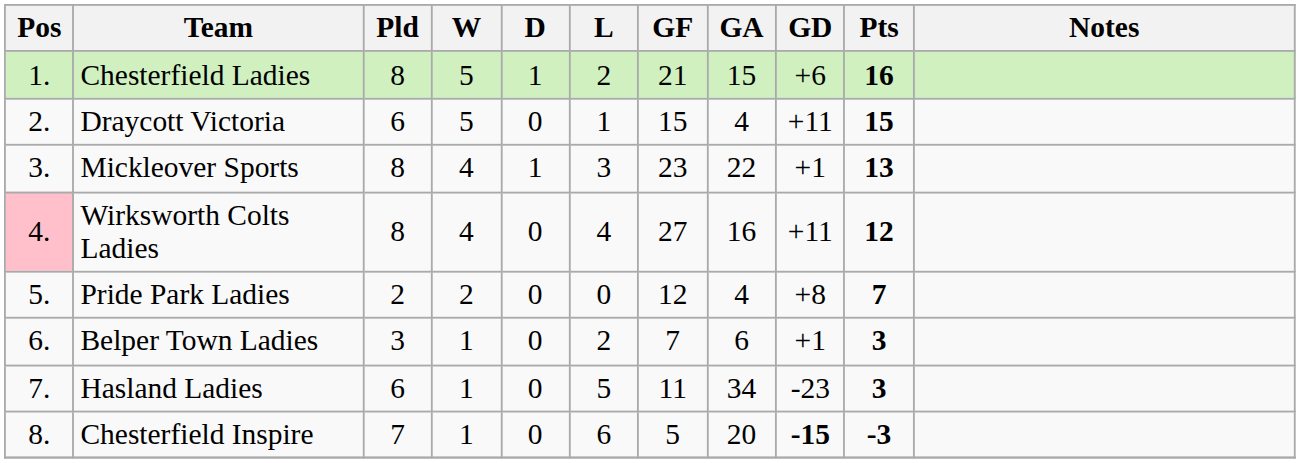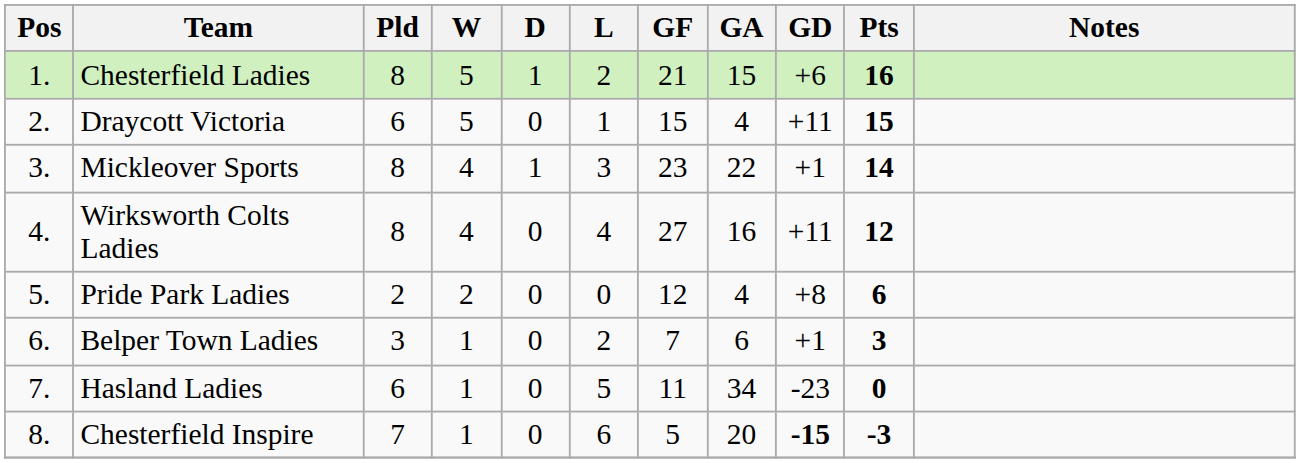(879, 167) 13 -> (879, 167) 14
(39, 231) pink background -> (39, 231) no background
(879, 294) 7 -> (879, 294) 6
(879, 387) 3 -> (879, 387) 0
